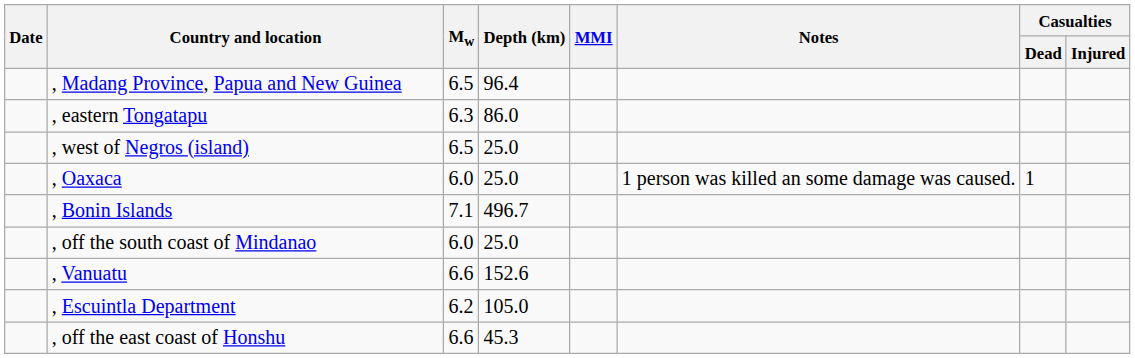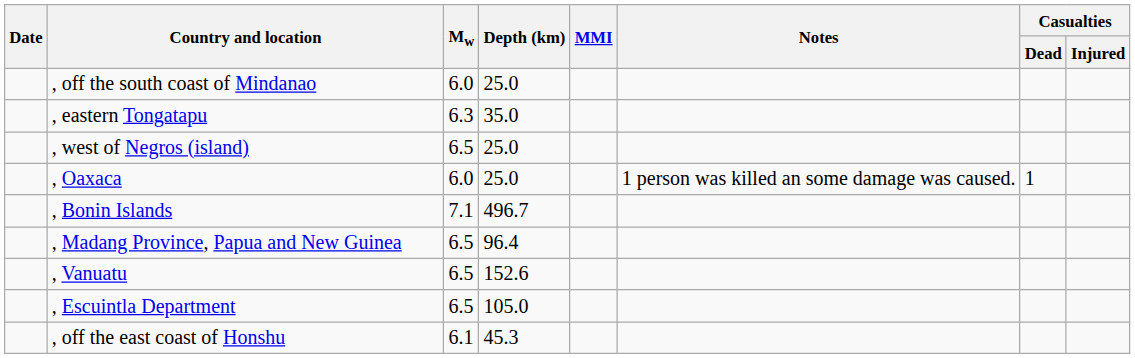rows swapped: (184, 242) <-> (227, 83)
(501, 115) 86.0 -> (501, 115) 35.0
(461, 274) 6.6 -> (461, 274) 6.5
(461, 305) 6.2 -> (461, 305) 6.5
(461, 337) 6.6 -> (461, 337) 6.1
